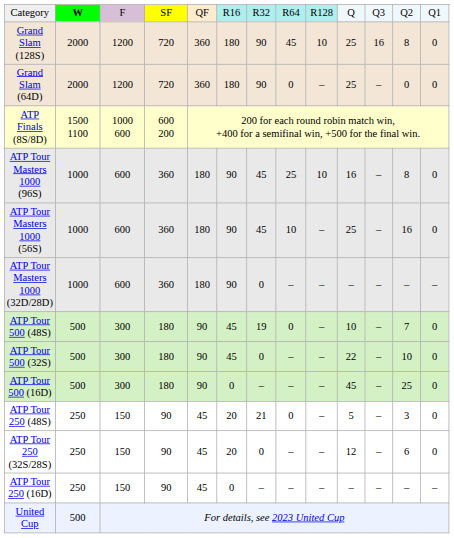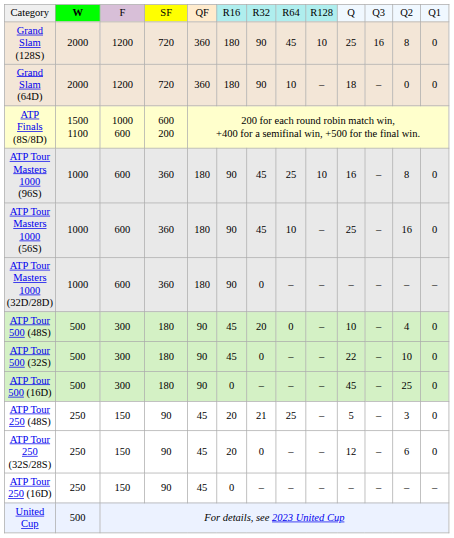(291, 85) 0 -> (291, 85) 10
(351, 85) 25 -> (351, 85) 18
(261, 327) 19 -> (261, 327) 20
(407, 327) 7 -> (407, 327) 4
(291, 416) 0 -> (291, 416) 25
